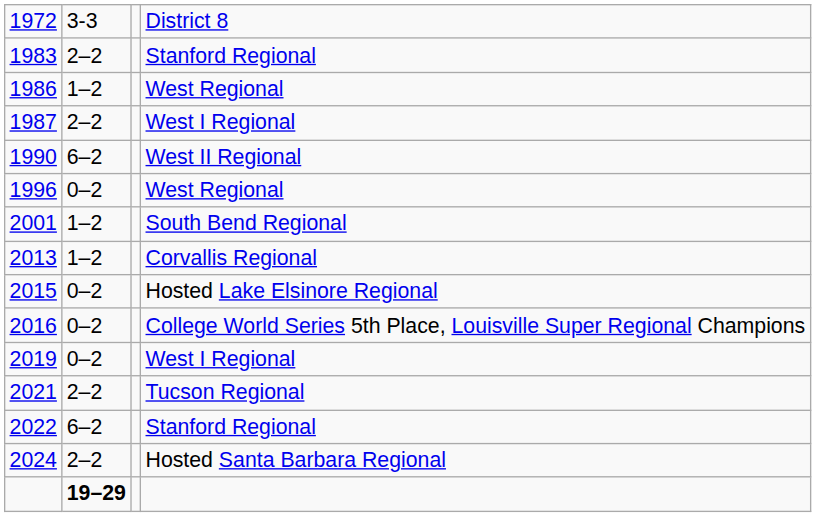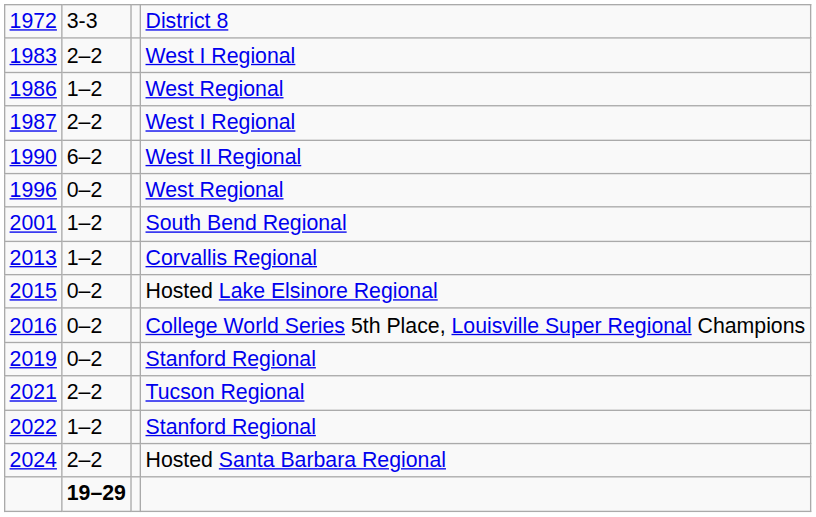(231, 55) Stanford Regional -> (220, 55) West I Regional
(220, 358) West I Regional -> (231, 358) Stanford Regional
(84, 426) 6–2 -> (84, 426) 1–2
